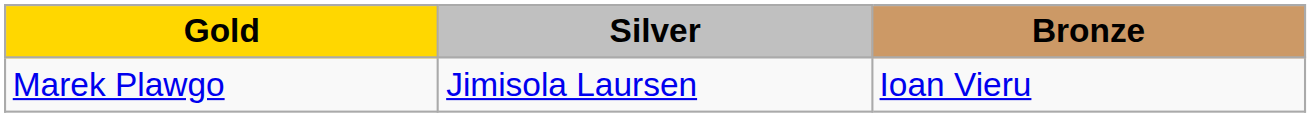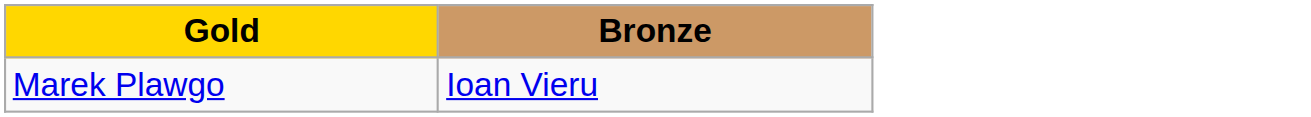- column: (655, 31)
